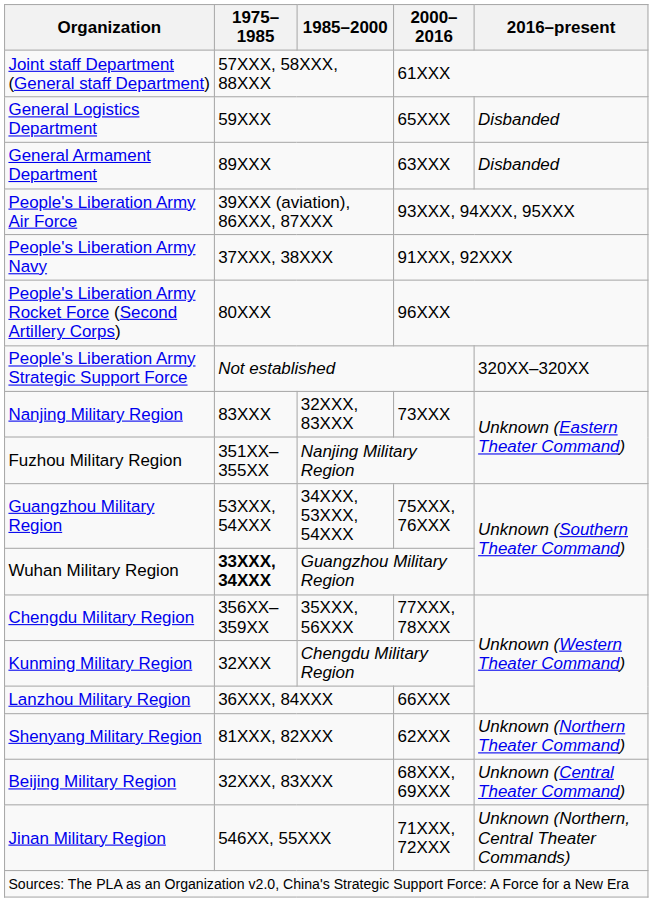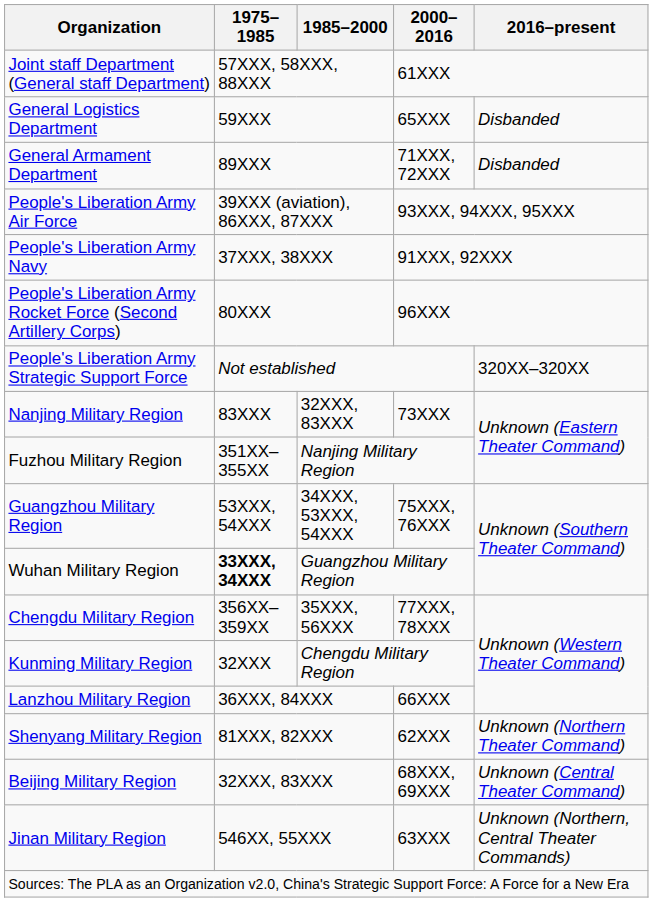(424, 165) 63XXX -> (426, 165) 71XXX, 72XXX
(426, 837) 71XXX, 72XXX -> (424, 837) 63XXX
